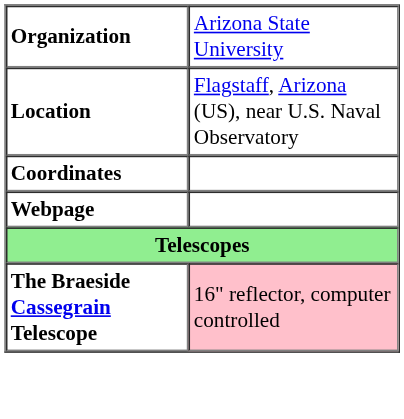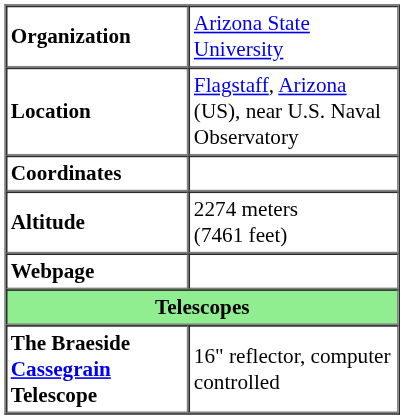+ row: (48, 222)
(292, 306) pink background -> (292, 368) no background
